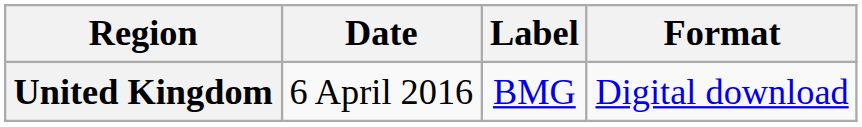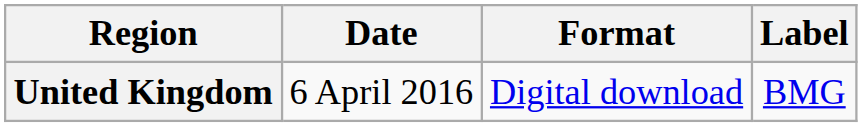columns swapped: (722, 33) <-> (534, 33)
